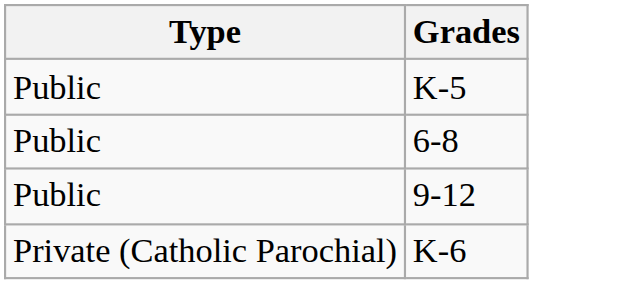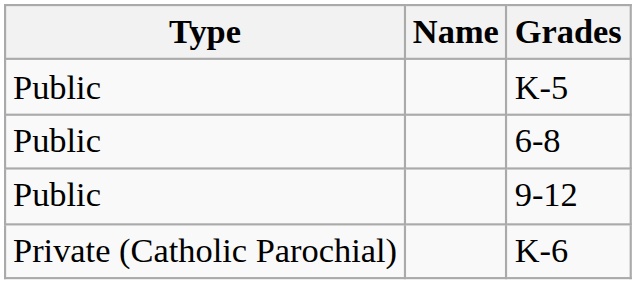+ column: (456, 31)
